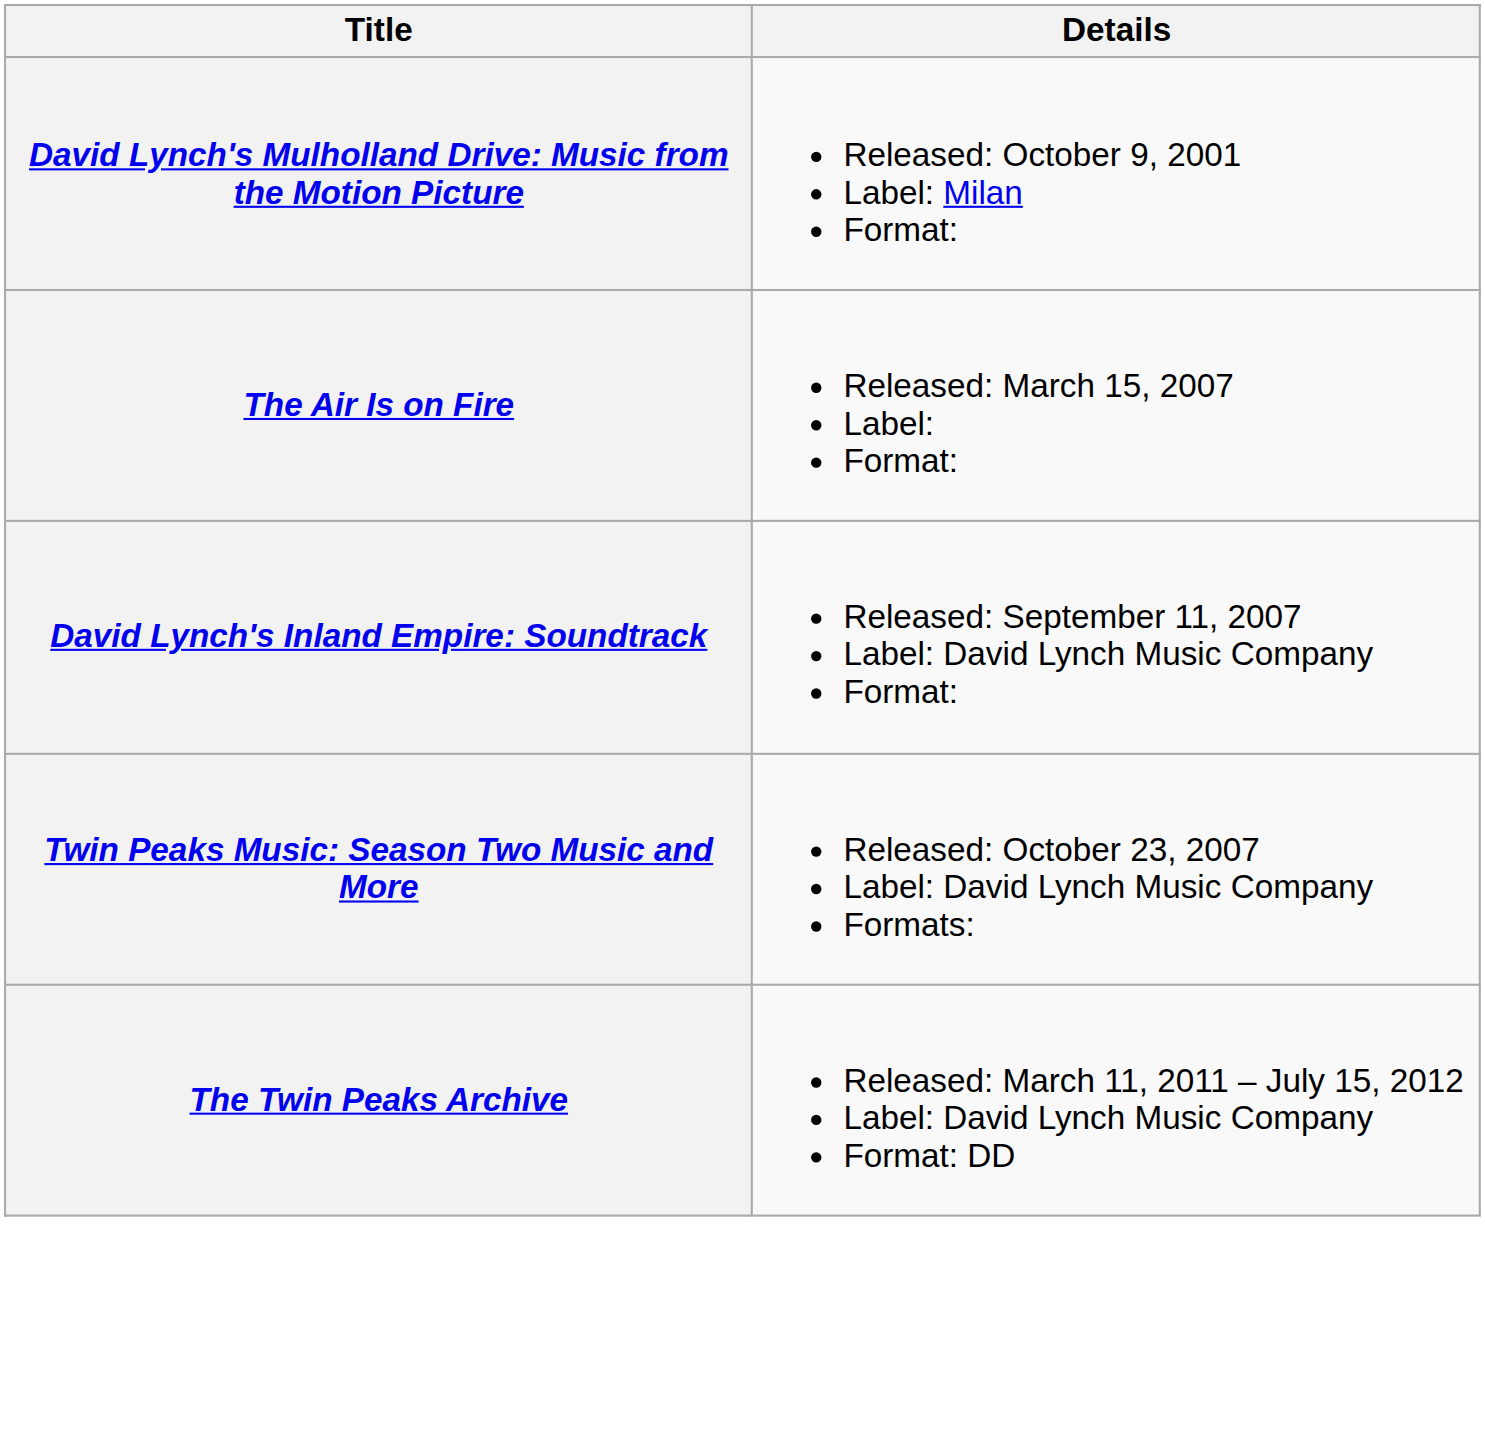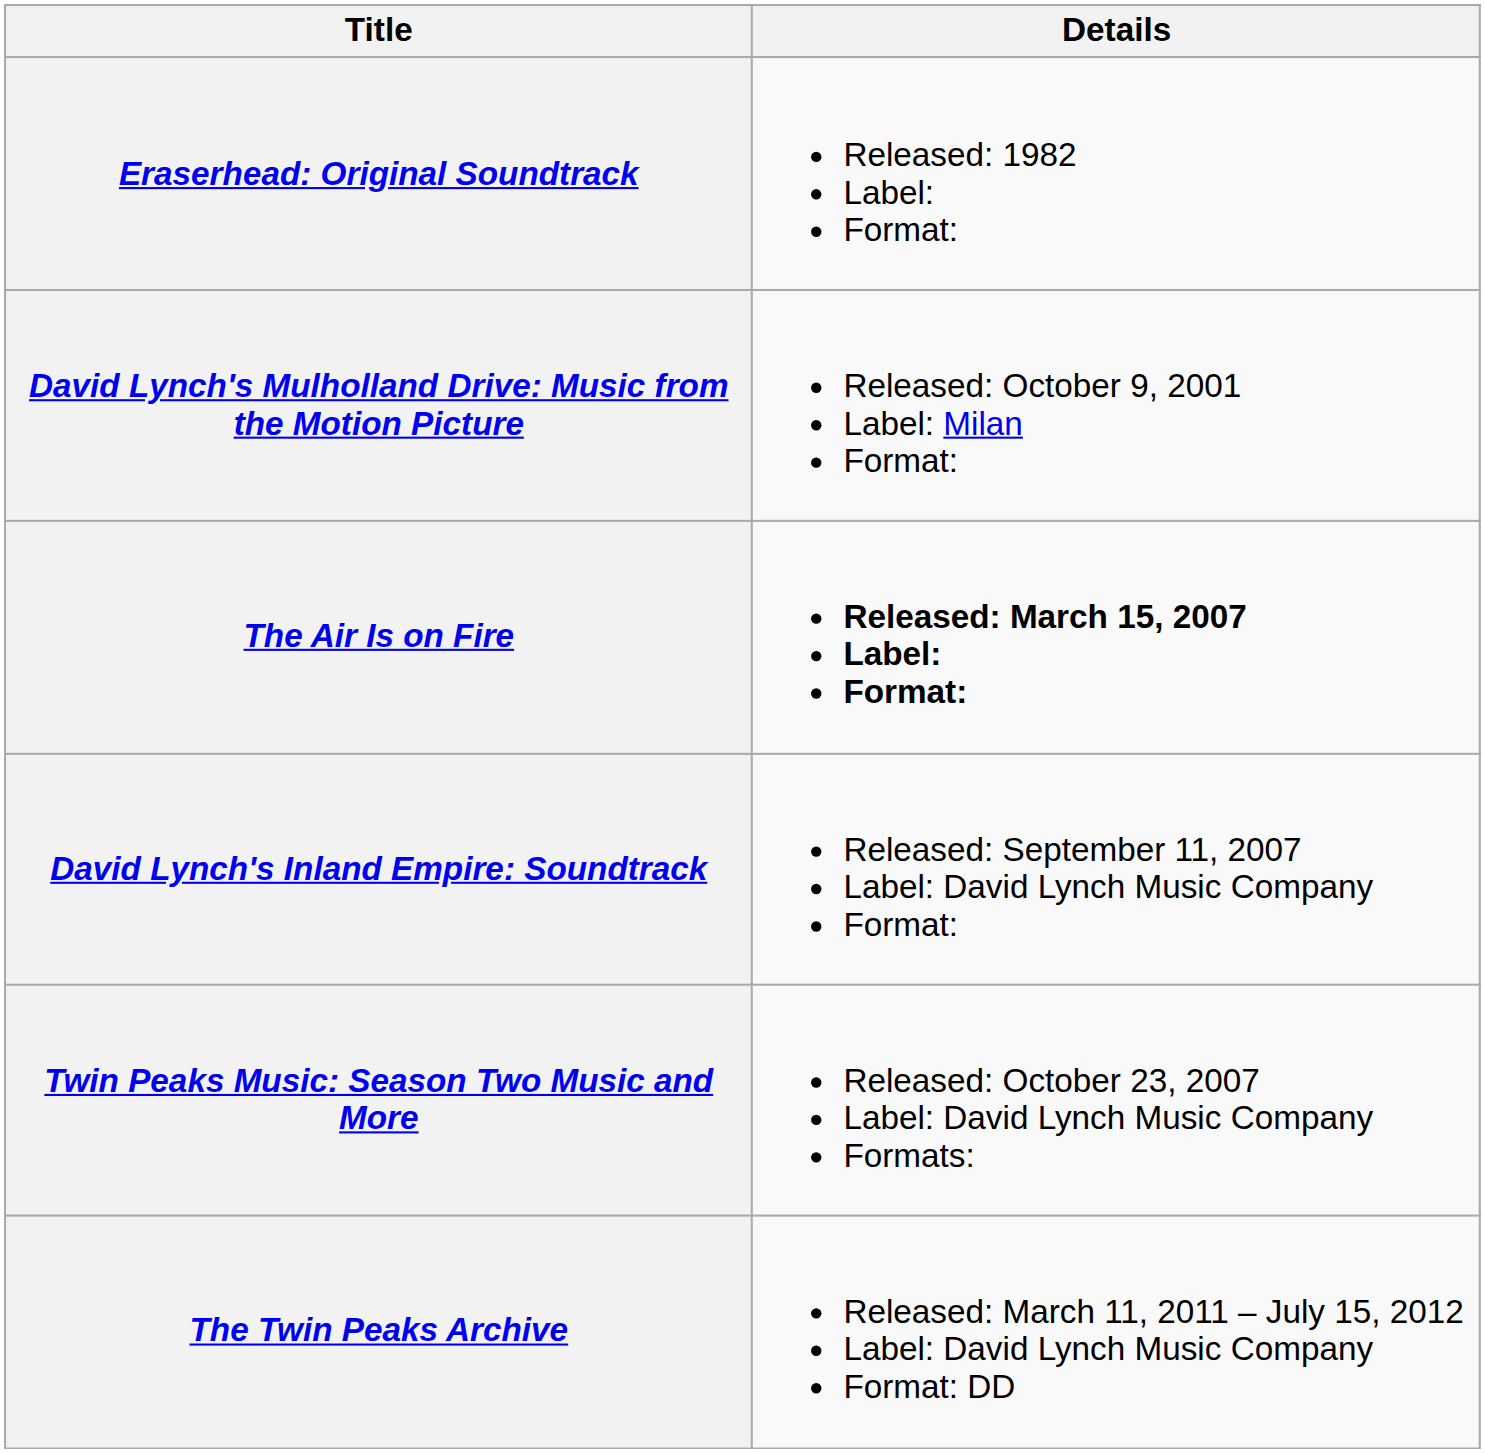+ row: (379, 173)
(1117, 424) normal -> (1117, 656) bold
